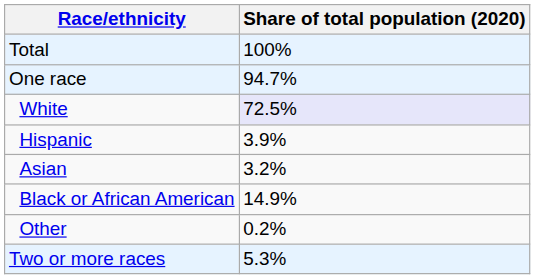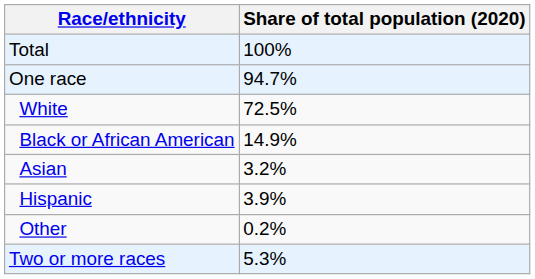(270, 109) lavender background -> (270, 109) no background
rows swapped: (122, 199) <-> (50, 139)
